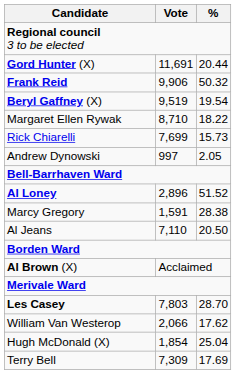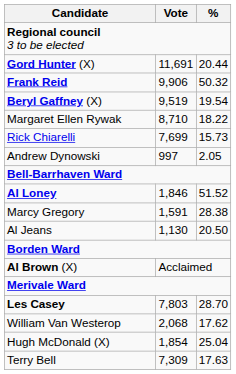(173, 193) 2,896 -> (173, 193) 1,846
(173, 230) 7,110 -> (173, 230) 1,130
(173, 323) 2,066 -> (173, 323) 2,068
(213, 360) 17.69 -> (213, 360) 17.63
